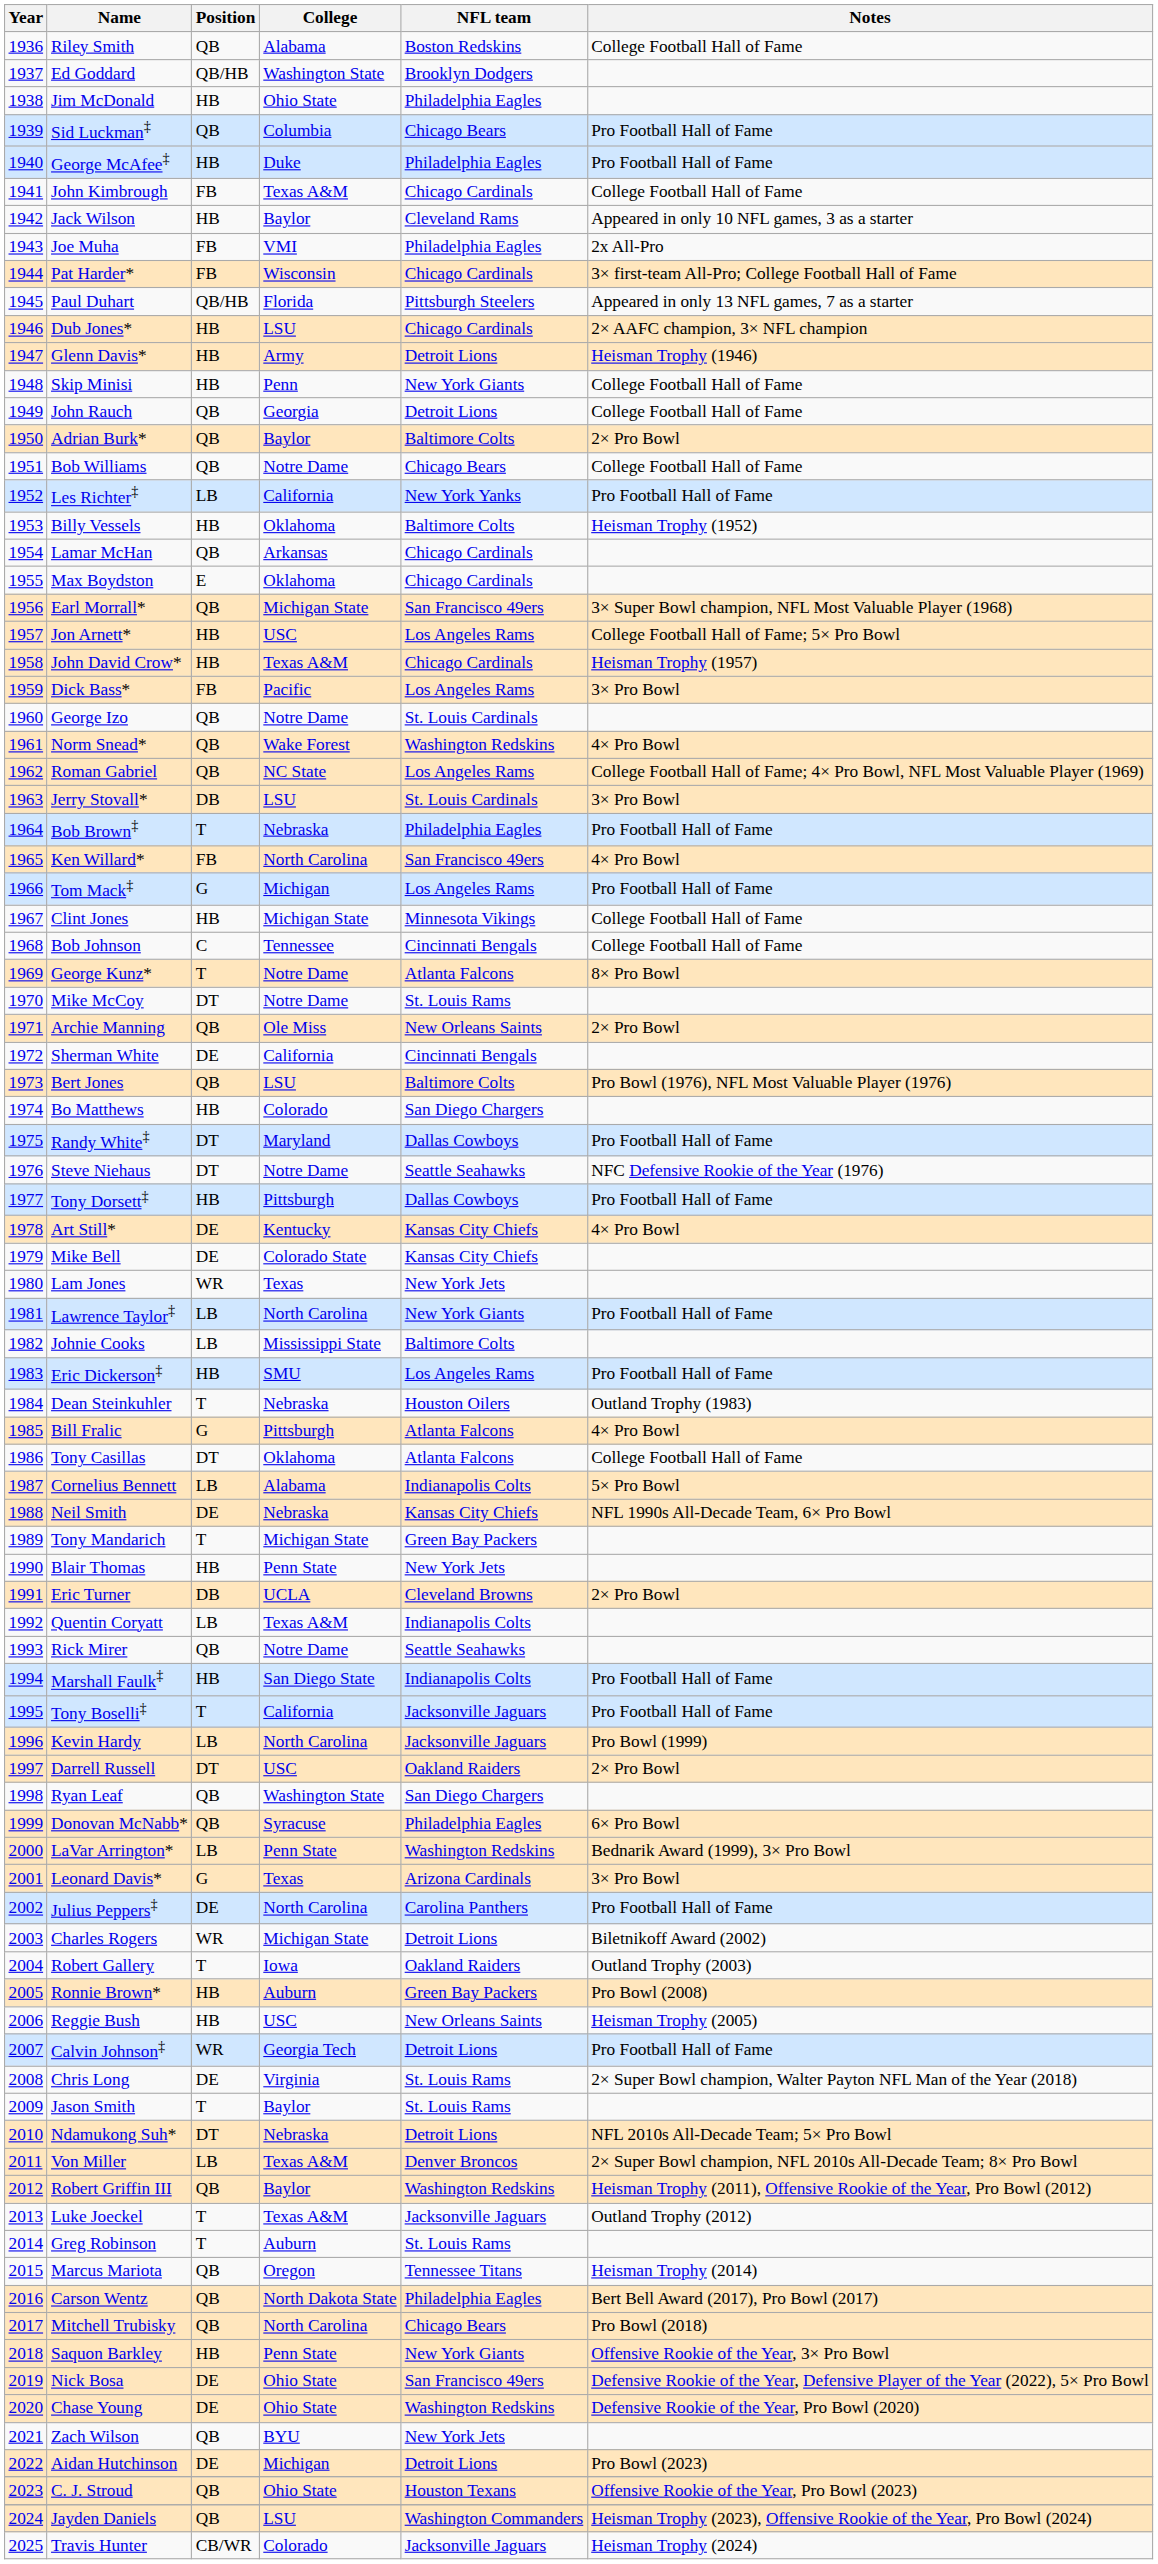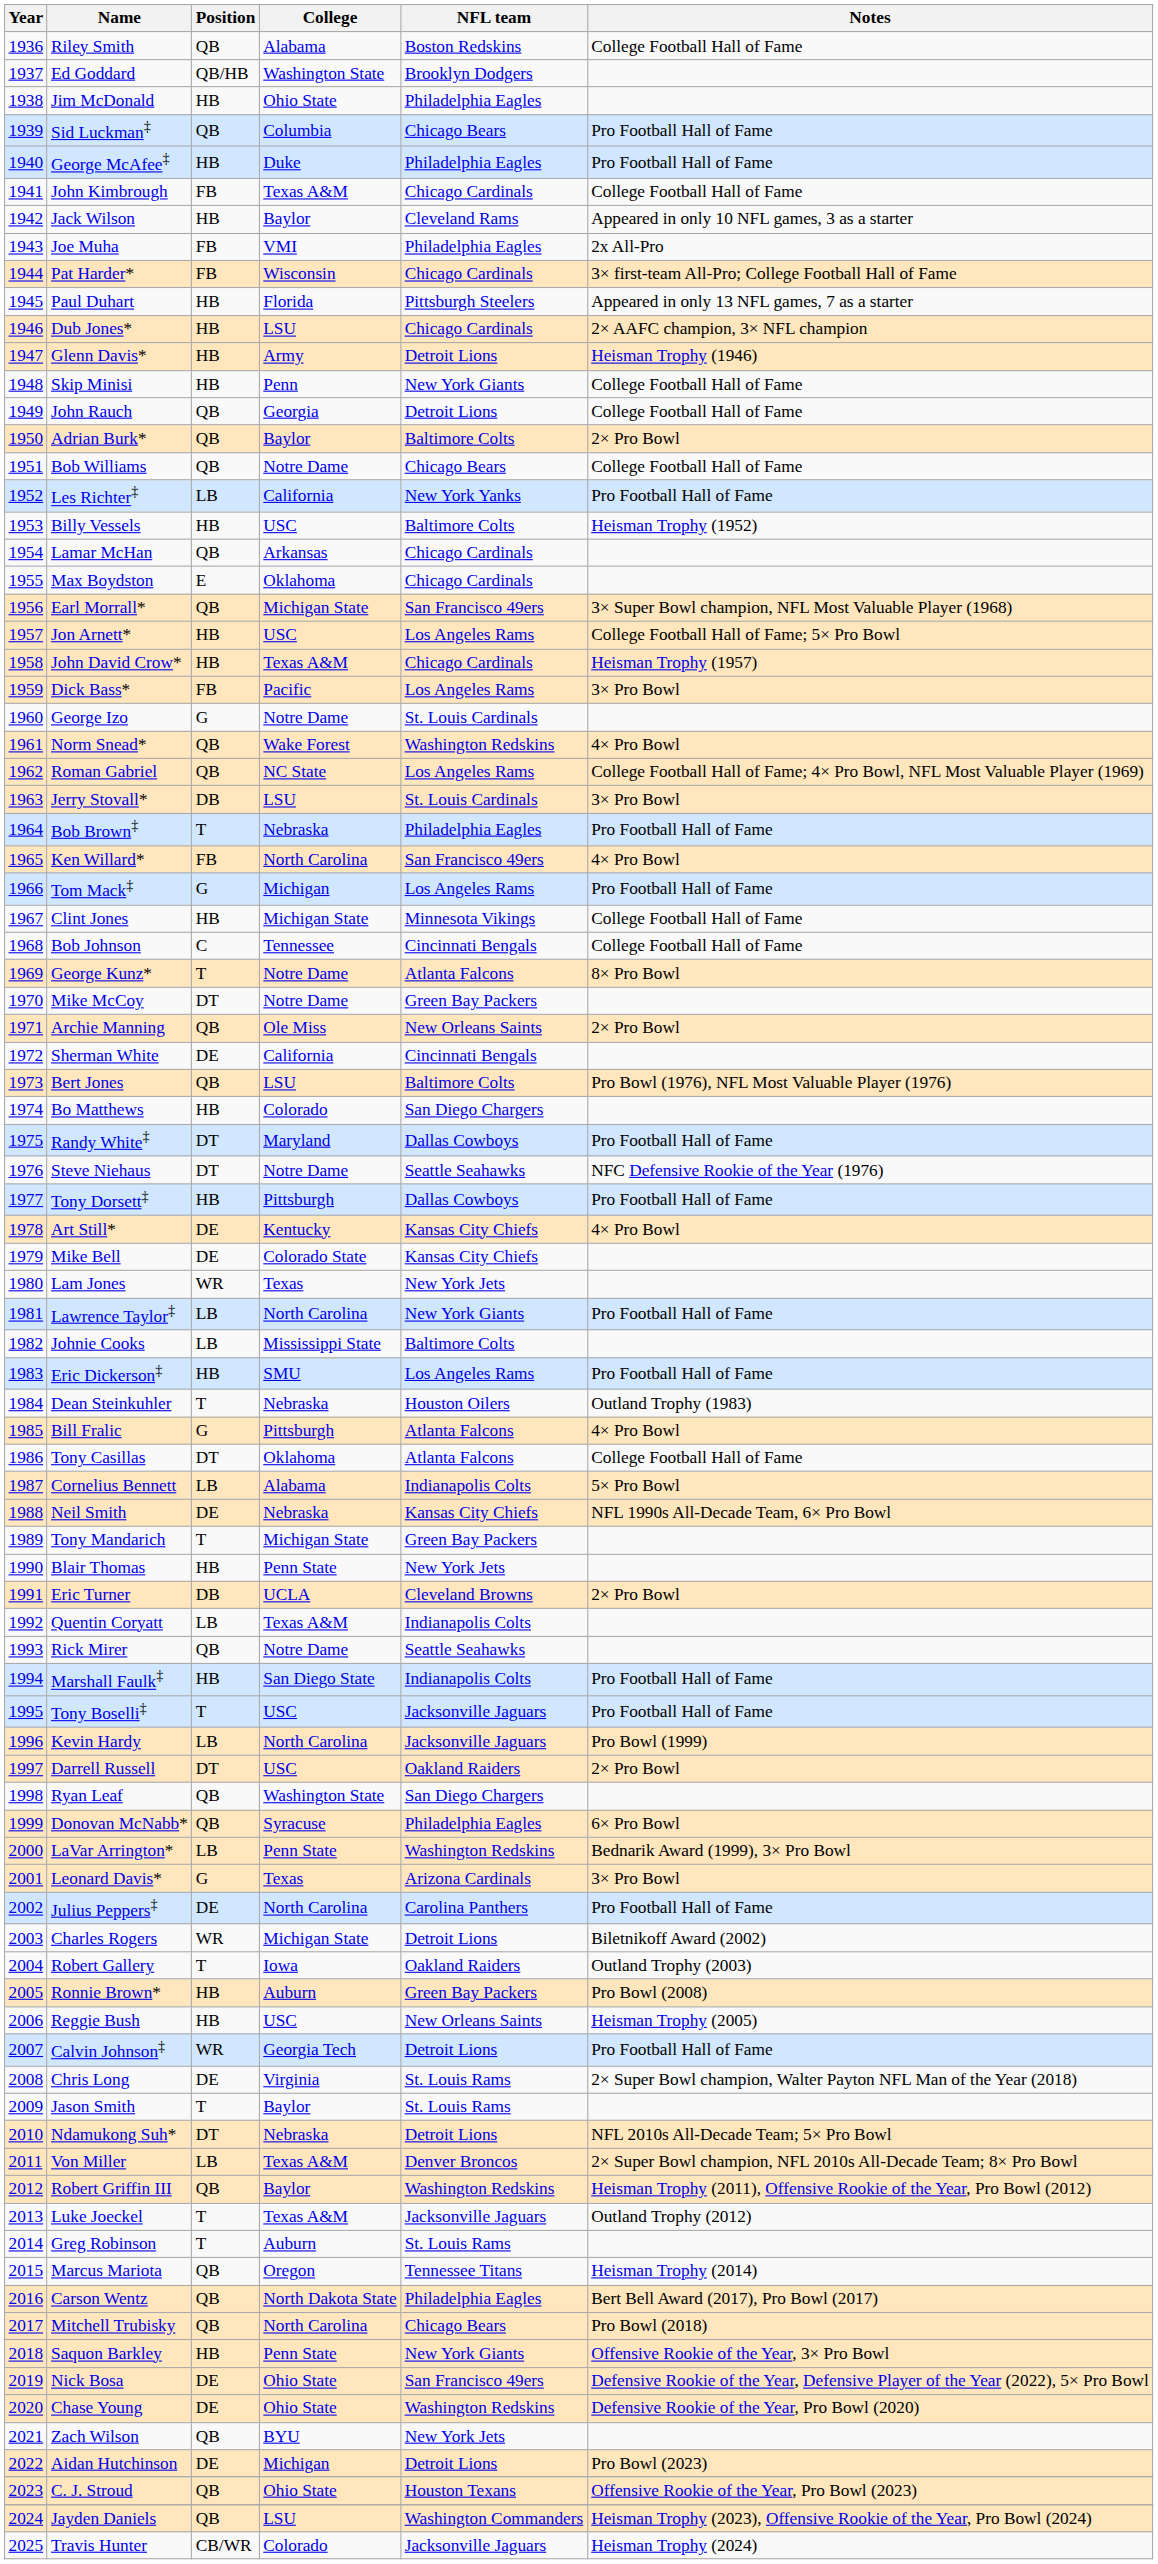(222, 301) QB/HB -> (208, 301) HB
(299, 525) Oklahoma -> (280, 525) USC
(208, 717) QB -> (202, 717) G
(458, 1000) St. Louis Rams -> (471, 1000) Green Bay Packers
(298, 1711) California -> (280, 1711) USC
